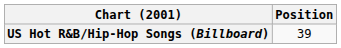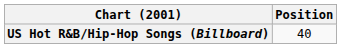(304, 34) 39 -> (304, 34) 40
